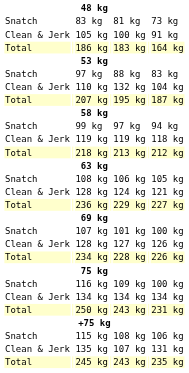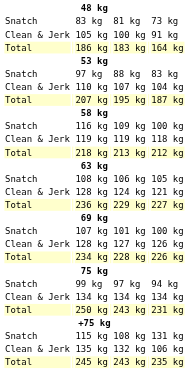(130, 87) 132 kg -> (130, 87) 107 kg
rows swapped: (21, 126) <-> (21, 284)
(167, 336) 106 kg -> (167, 336) 131 kg
(130, 349) 107 kg -> (130, 349) 132 kg
(167, 349) 131 kg -> (167, 349) 106 kg
